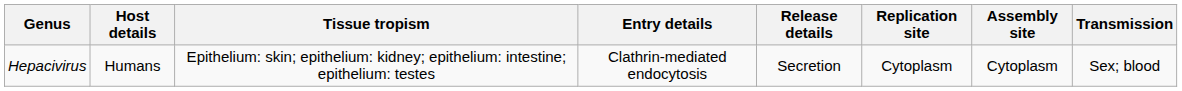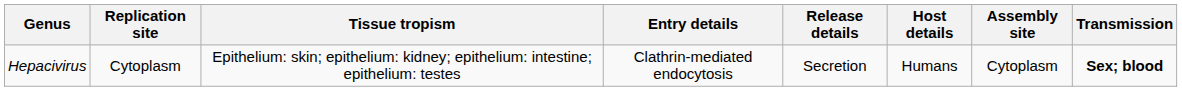columns swapped: (132, 24) <-> (917, 24)
(1125, 65) normal -> (1125, 65) bold
